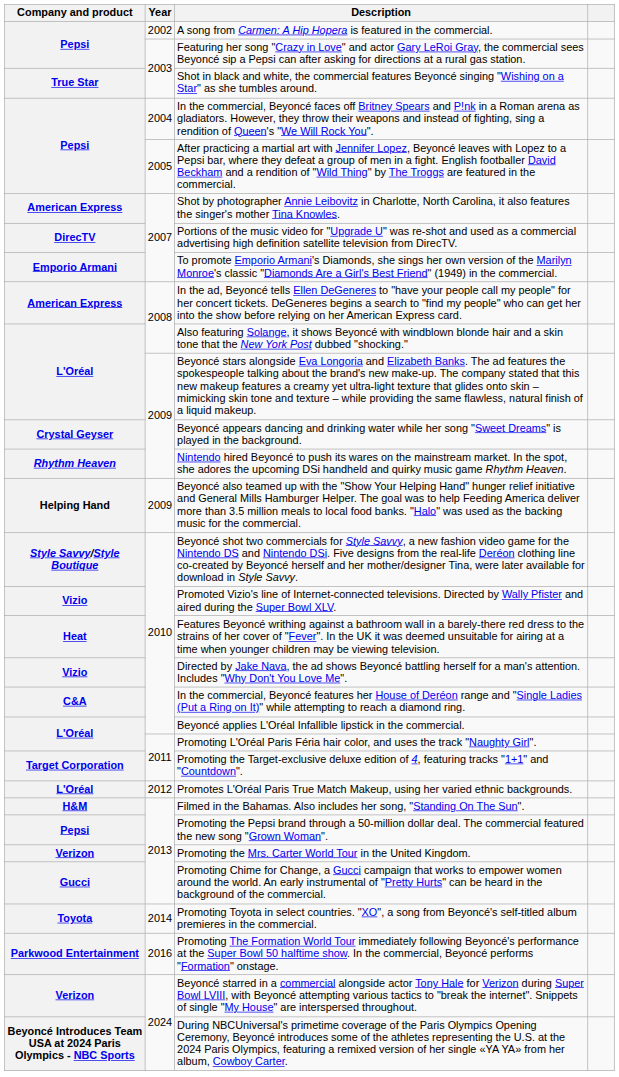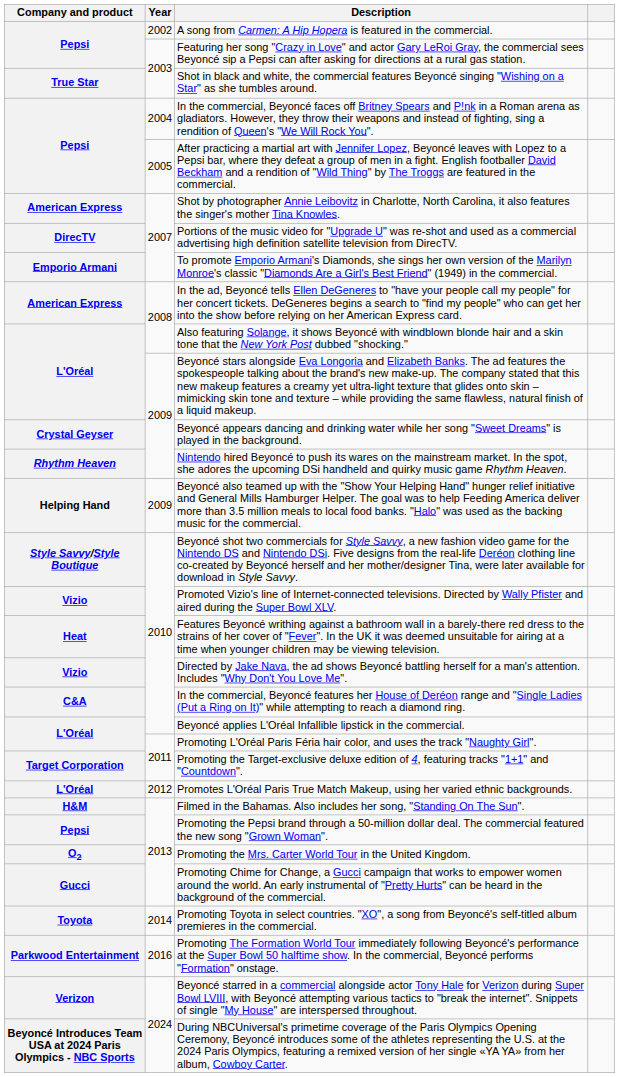(75, 853) Verizon -> (75, 854) O2
